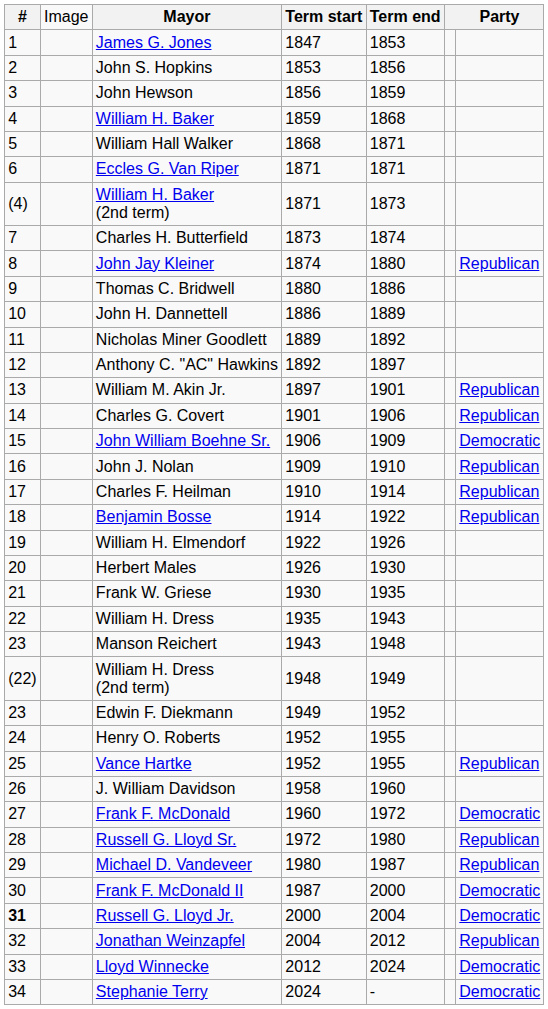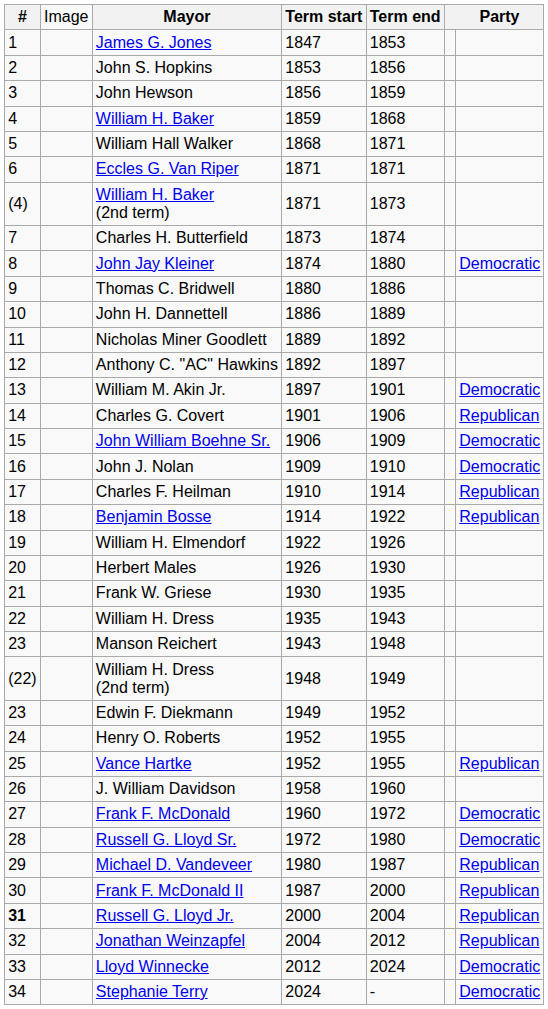(499, 263) Republican -> (500, 263) Democratic
(499, 390) Republican -> (500, 390) Democratic
(499, 466) Republican -> (500, 466) Democratic
(499, 839) Republican -> (500, 839) Democratic
(500, 890) Democratic -> (499, 890) Republican
(500, 915) Democratic -> (499, 915) Republican
